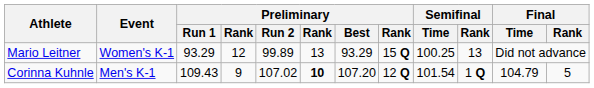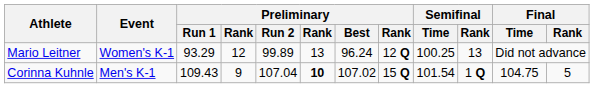(357, 53) 93.29 -> (357, 53) 96.24
(396, 53) 15 Q -> (396, 53) 12 Q
(278, 73) 107.02 -> (278, 73) 107.04
(357, 73) 107.20 -> (357, 73) 107.02
(396, 73) 12 Q -> (396, 73) 15 Q
(519, 73) 104.79 -> (519, 73) 104.75
